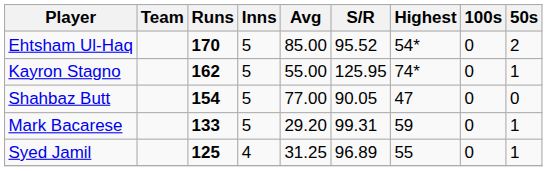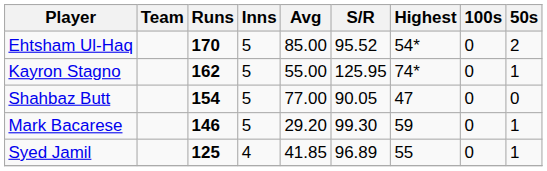(206, 125) 133 -> (206, 125) 146
(356, 125) 99.31 -> (356, 125) 99.30
(306, 152) 31.25 -> (306, 152) 41.85
